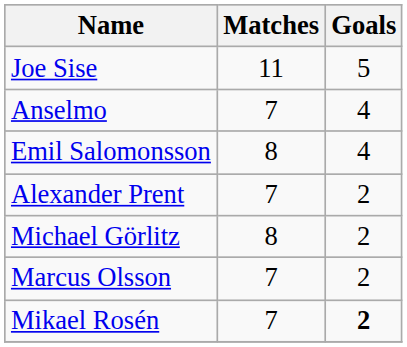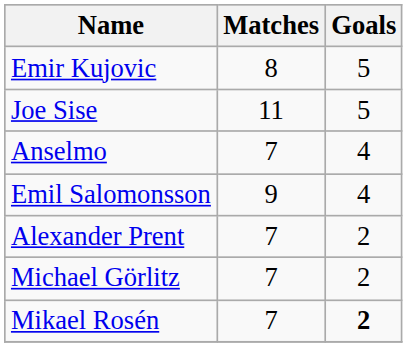+ row: (84, 67)
(271, 151) 8 -> (271, 194) 9
(271, 236) 8 -> (271, 278) 7
- row: (91, 278)
